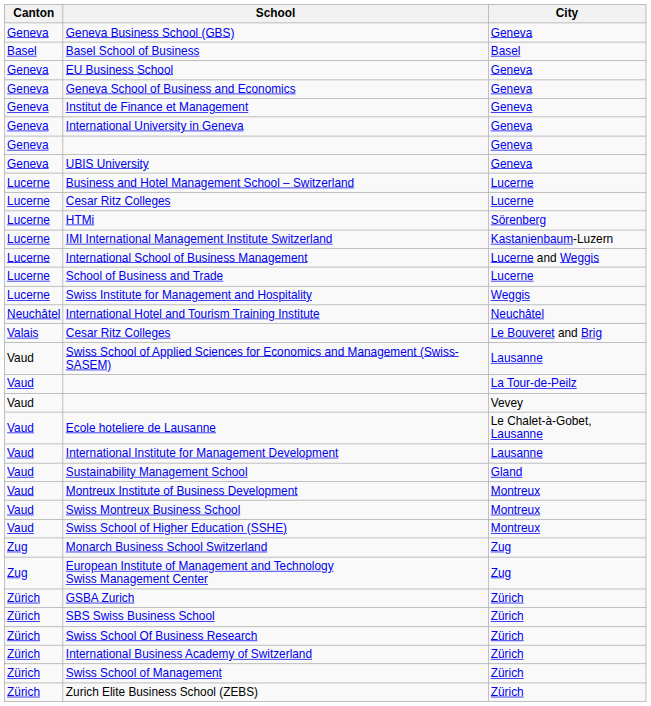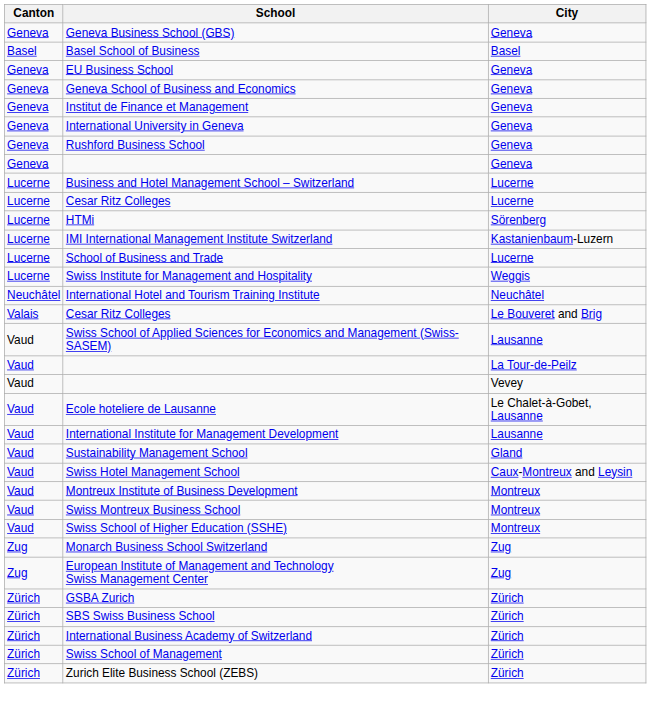+ row: (135, 145)
- row: (107, 164)
- row: (187, 257)
+ row: (153, 472)
- row: (162, 635)
